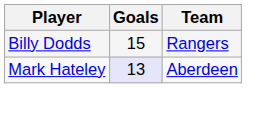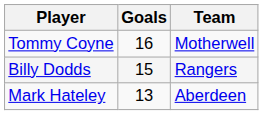+ row: (61, 43)
(136, 69) lavender background -> (144, 95) no background
